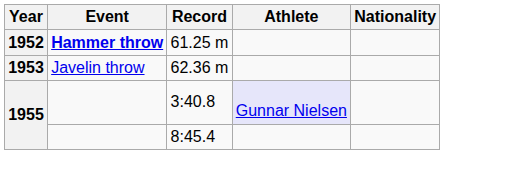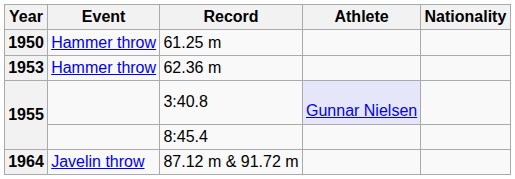(26, 42) 1952 -> (26, 42) 1950
(107, 42) bold -> (104, 42) normal
(98, 67) Javelin throw -> (104, 67) Hammer throw
+ row: (231, 162)
